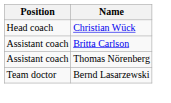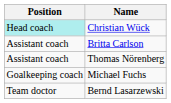(30, 28) no background -> (30, 28) paleturquoise background
+ row: (117, 75)
